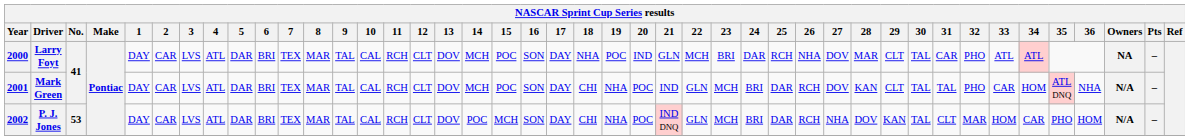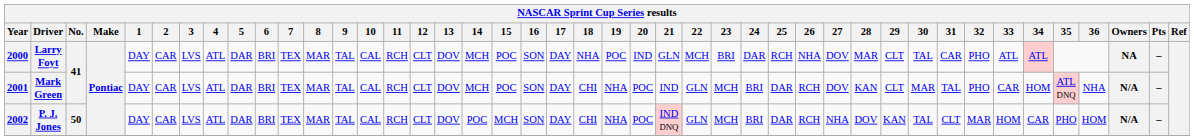(921, 88) TAL -> (923, 88) MAR
(76, 119) 53 -> (76, 119) 50
